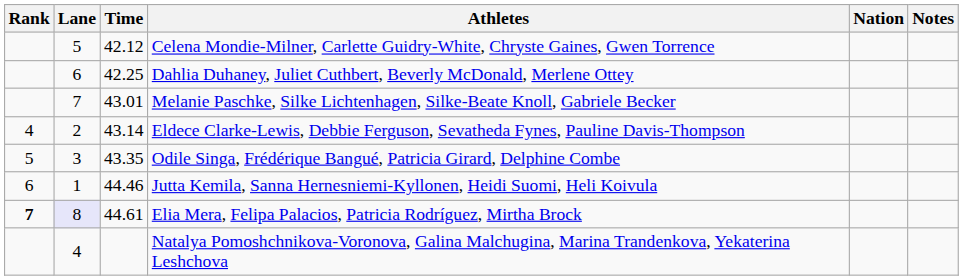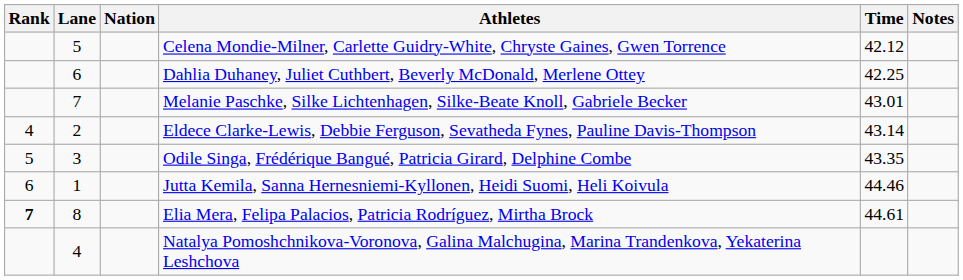columns swapped: (879, 18) <-> (124, 18)
(77, 213) lavender background -> (77, 213) no background
